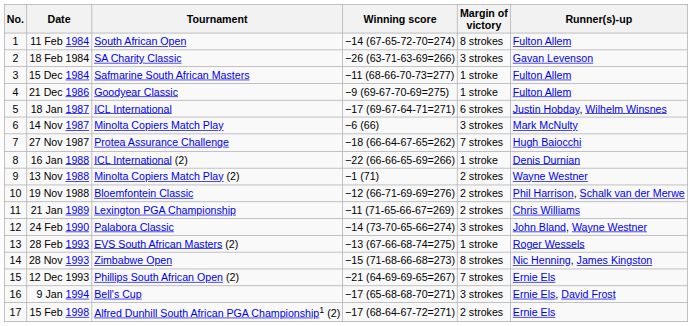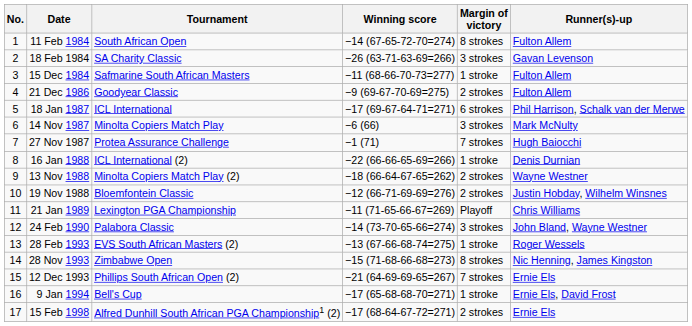(479, 92) 1 stroke -> (482, 92) 2 strokes
(590, 109) Justin Hobday, Wilhelm Winsnes -> (599, 109) Phil Harrison, Schalk van der Merwe
(400, 143) −18 (66-64-67-65=262) -> (362, 143) −1 (71)
(362, 176) −1 (71) -> (400, 176) −18 (66-64-67-65=262)
(599, 193) Phil Harrison, Schalk van der Merwe -> (590, 193) Justin Hobday, Wilhelm Winsnes
(482, 210) 2 strokes -> (476, 210) Playoff
(482, 294) 3 strokes -> (479, 294) 1 stroke
